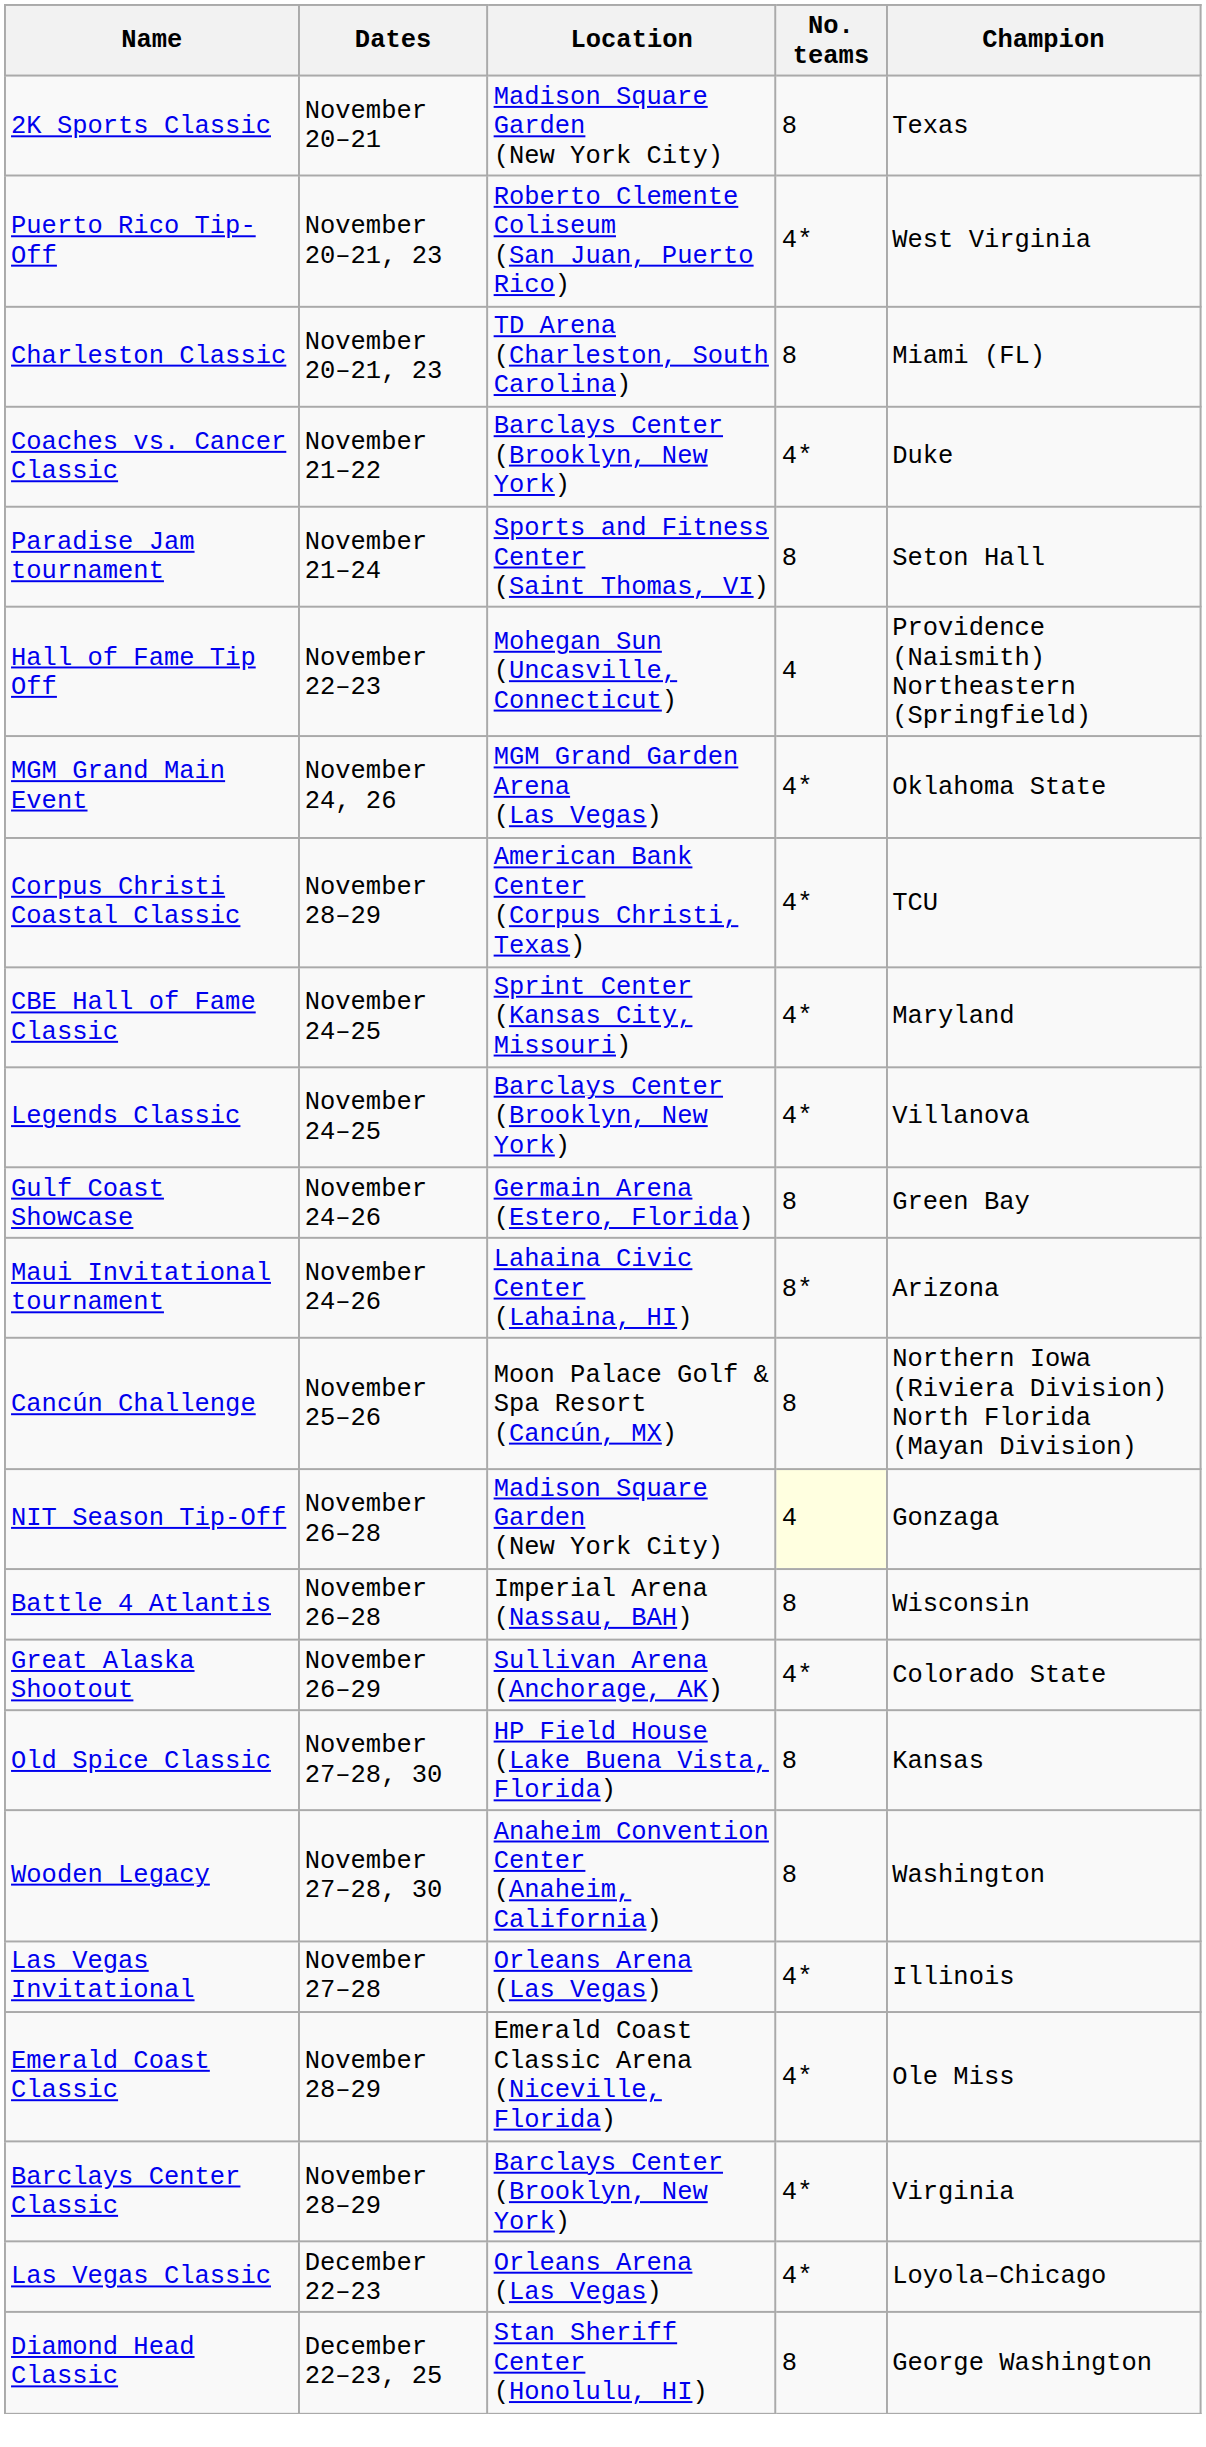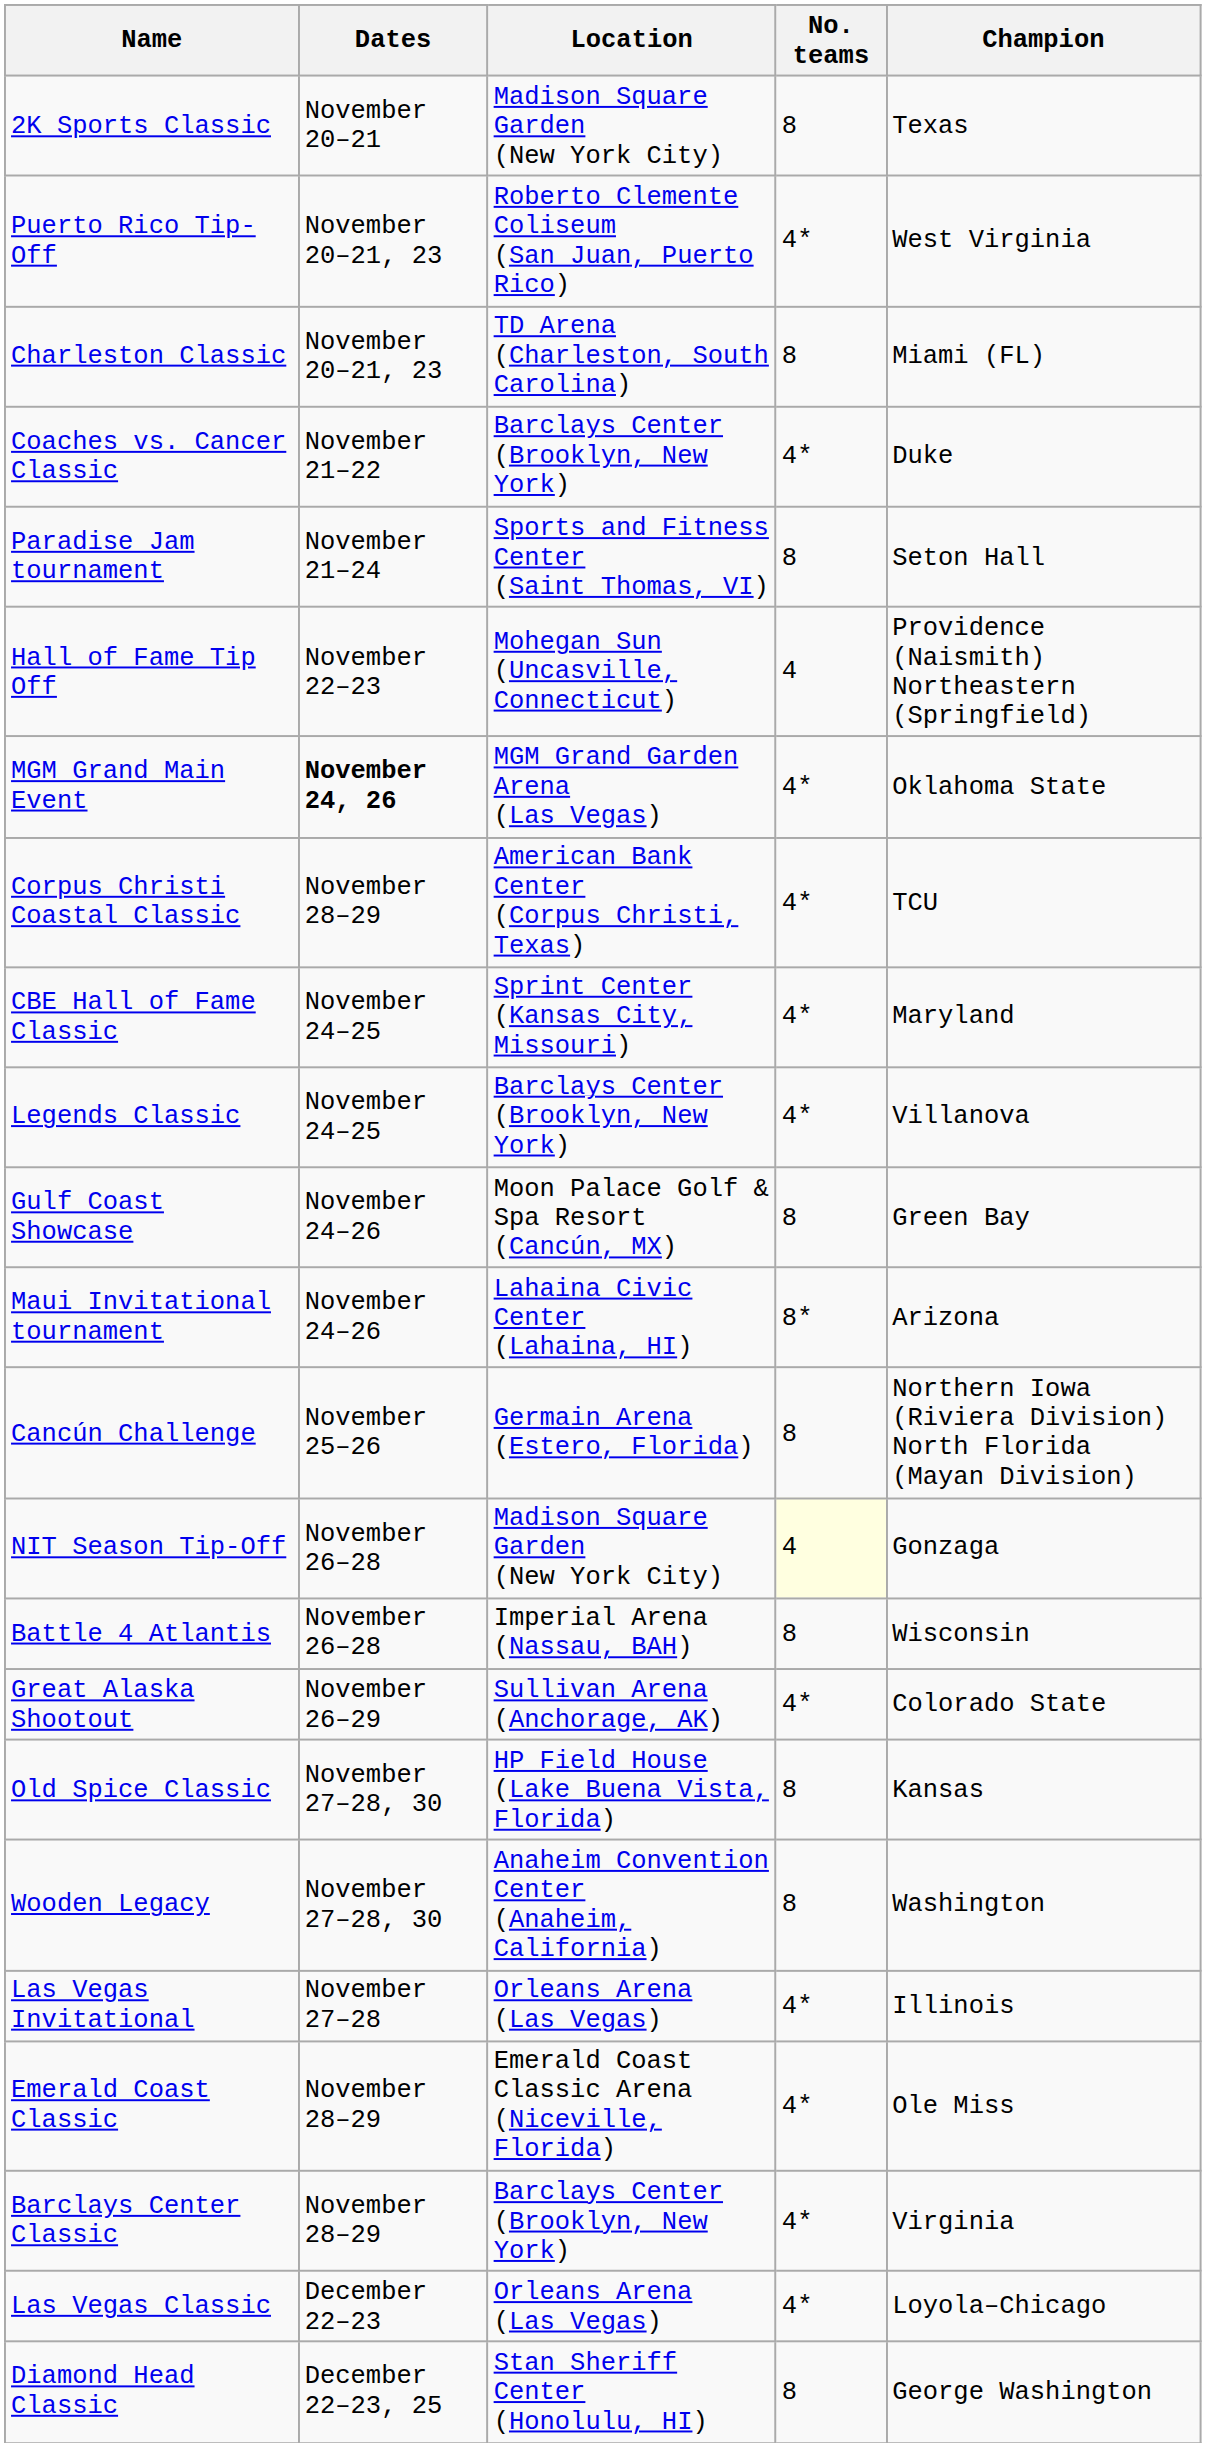(366, 787) normal -> (366, 787) bold
(624, 1203) Germain Arena (Estero, Florida) -> (631, 1218) Moon Palace Golf & Spa Resort (Cancún, MX)
(631, 1404) Moon Palace Golf & Spa Resort (Cancún, MX) -> (624, 1433) Germain Arena (Estero, Florida)
